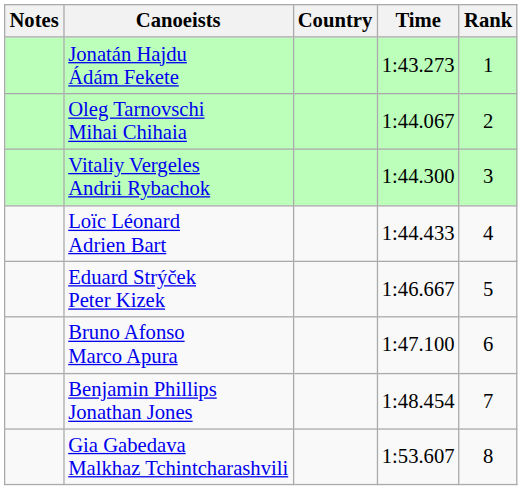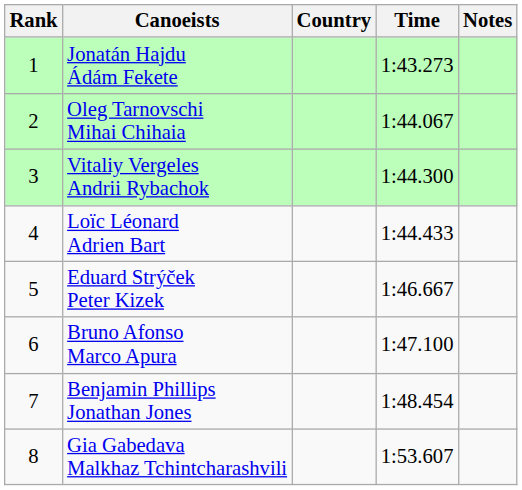columns swapped: (488, 20) <-> (34, 20)
